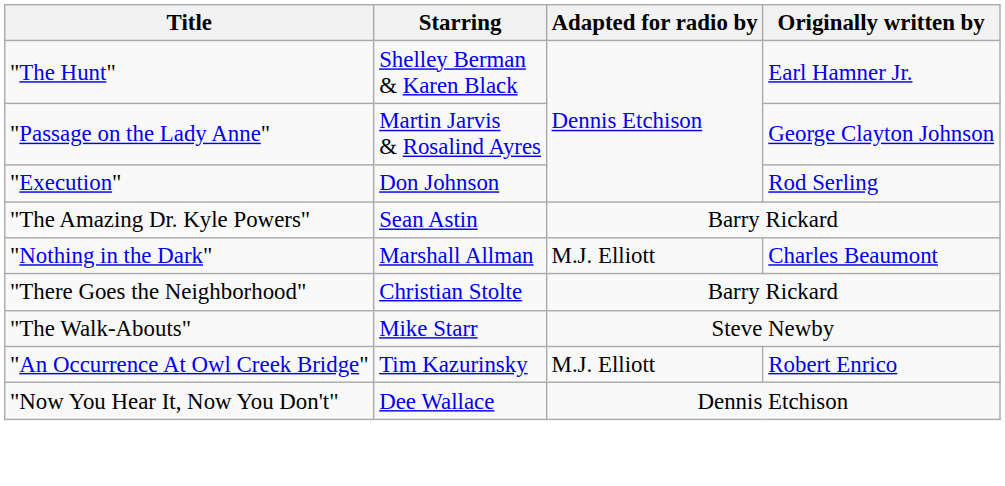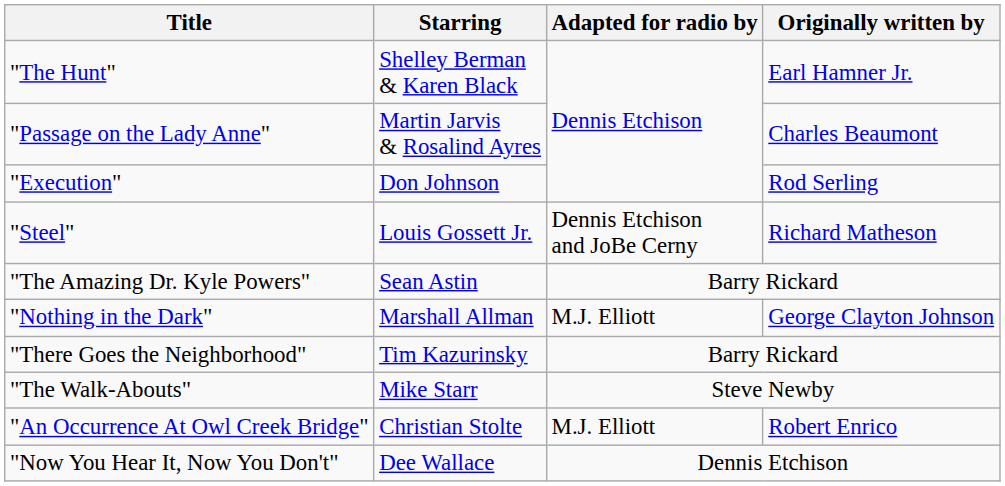(881, 133) George Clayton Johnson -> (853, 133) Charles Beaumont
+ row: (42, 232)
(853, 255) Charles Beaumont -> (881, 317) George Clayton Johnson
(451, 291) Christian Stolte -> (453, 353) Tim Kazurinsky
(453, 364) Tim Kazurinsky -> (451, 426) Christian Stolte
